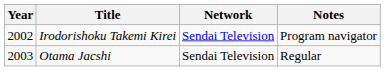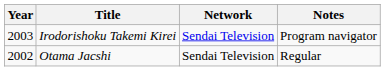(20, 35) 2002 -> (20, 35) 2003
(20, 55) 2003 -> (20, 55) 2002
